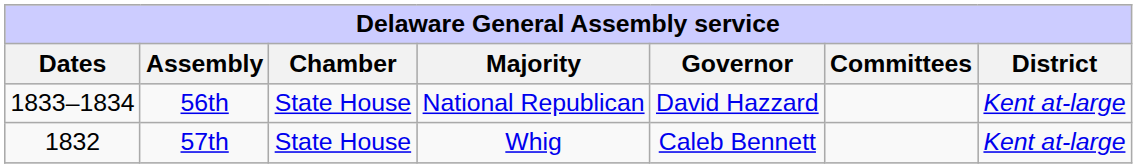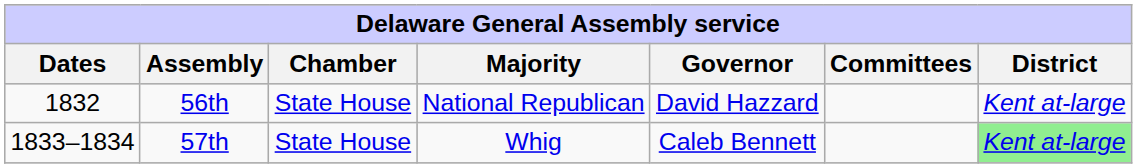(73, 102) 1833–1834 -> (73, 102) 1832
(73, 142) 1832 -> (73, 142) 1833–1834
(1054, 142) no background -> (1054, 142) lightgreen background
